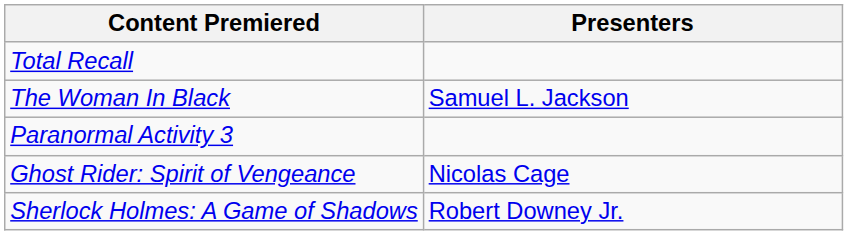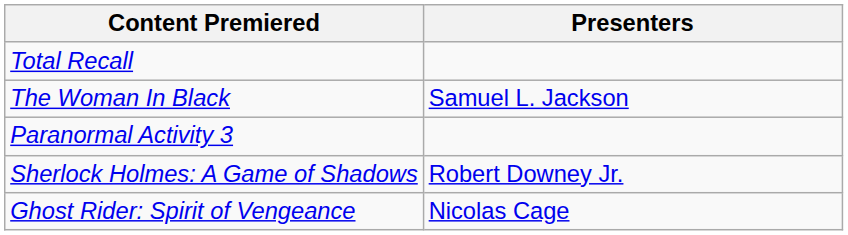rows swapped: (214, 211) <-> (183, 173)
